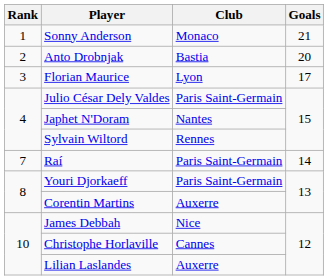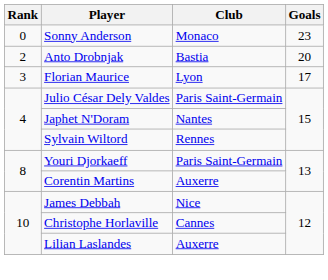(23, 35) 1 -> (23, 35) 0
(304, 35) 21 -> (304, 35) 23
- row: (53, 160)
